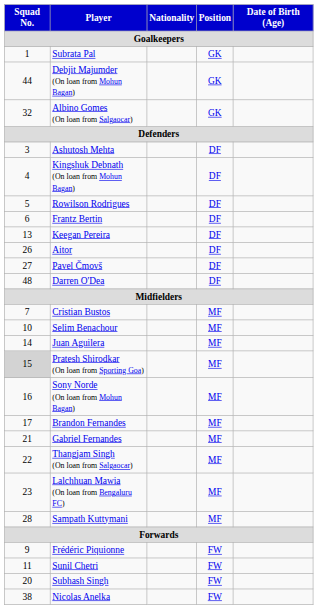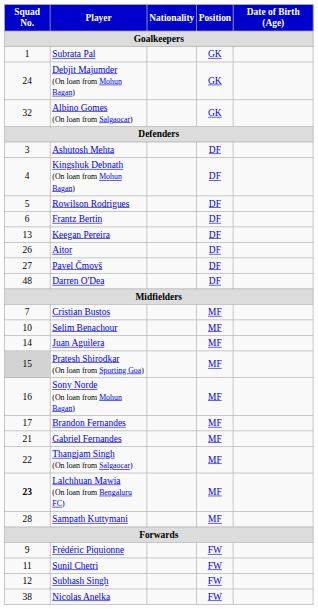(27, 81) 44 -> (27, 81) 24
(27, 492) normal -> (27, 492) bold
(27, 581) 20 -> (27, 581) 12
